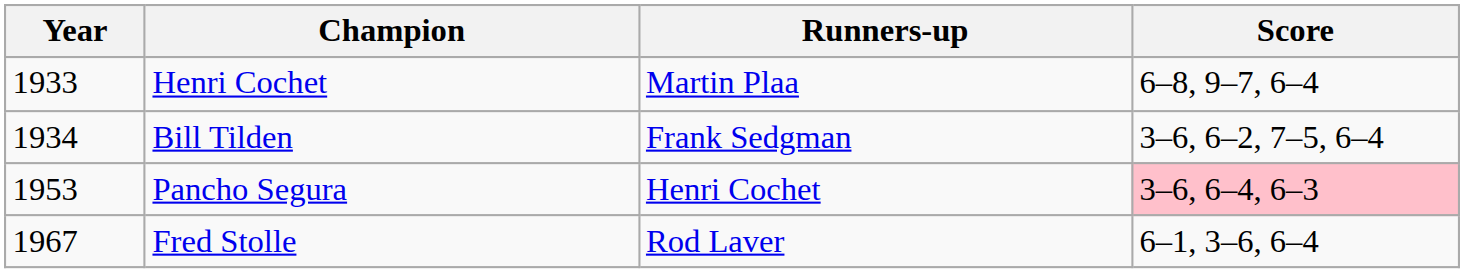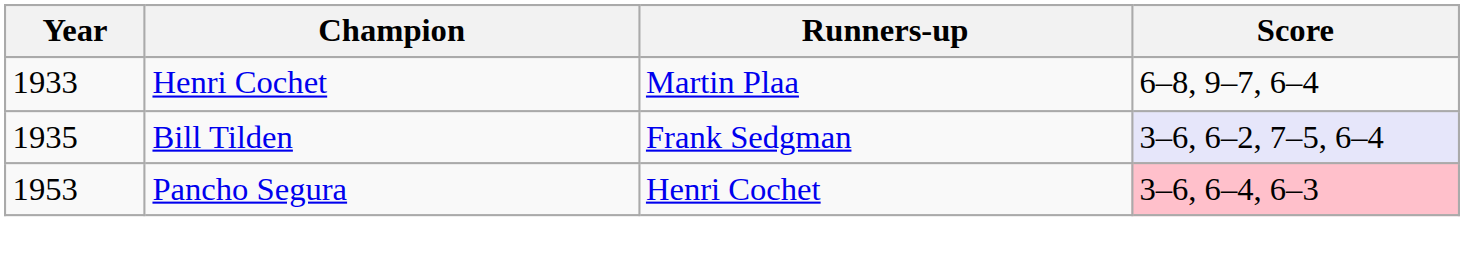(45, 135) 1934 -> (45, 135) 1935
(1262, 135) no background -> (1262, 135) lavender background
- row: (224, 240)
